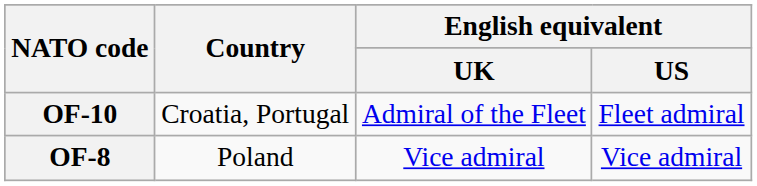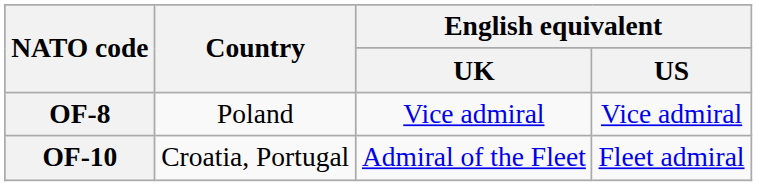rows swapped: (80, 113) <-> (80, 157)
